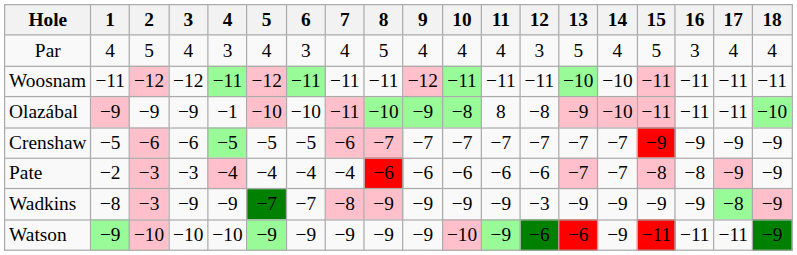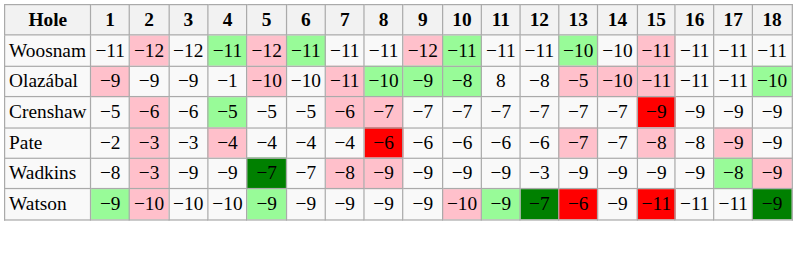- row: (48, 50)
(578, 111) −9 -> (578, 81) −5
(539, 234) −6 -> (539, 204) −7
